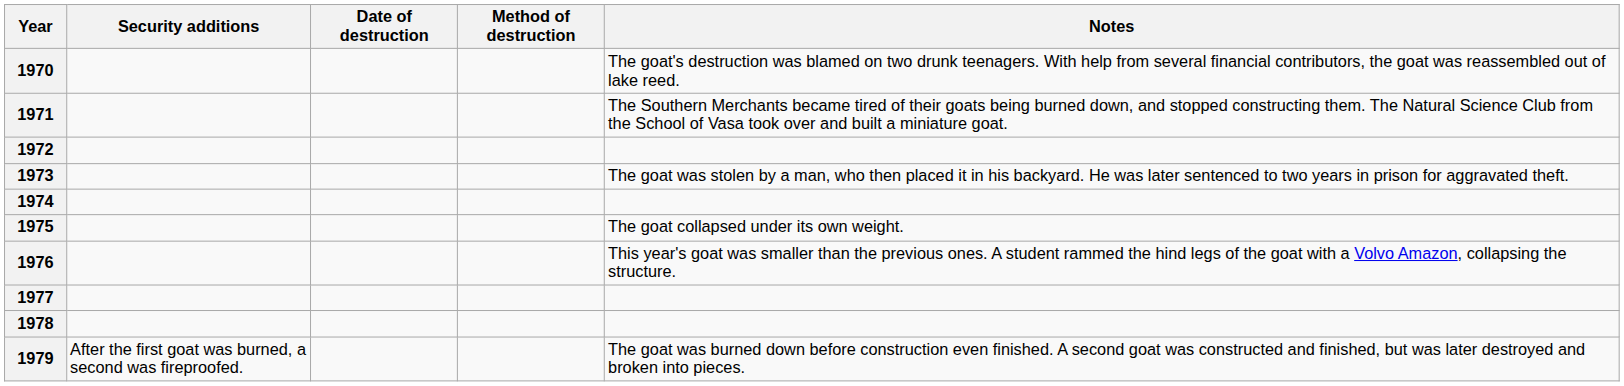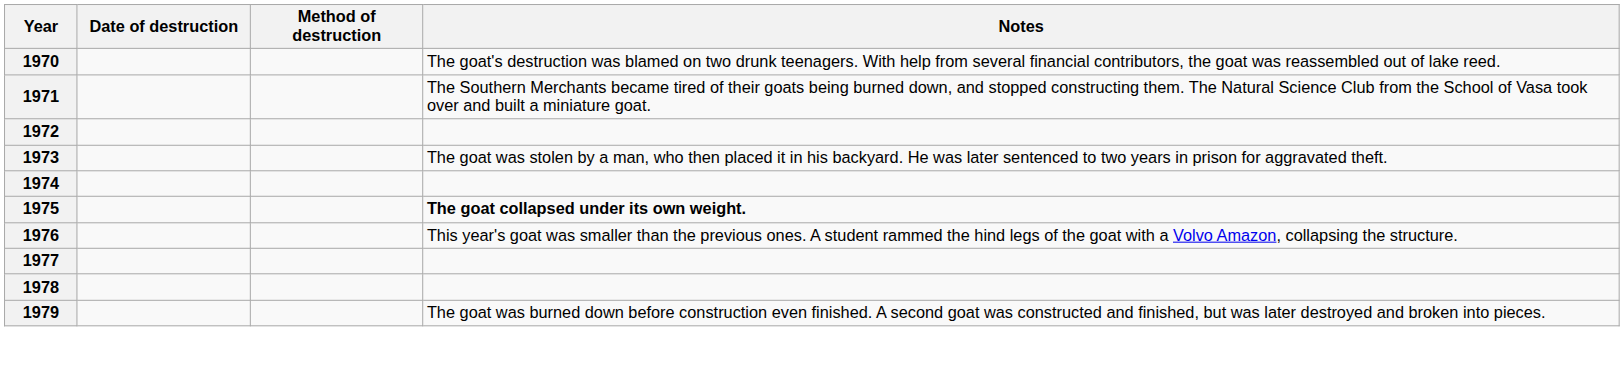- column: (189, 26)
(756, 227) normal -> (586, 209) bold
